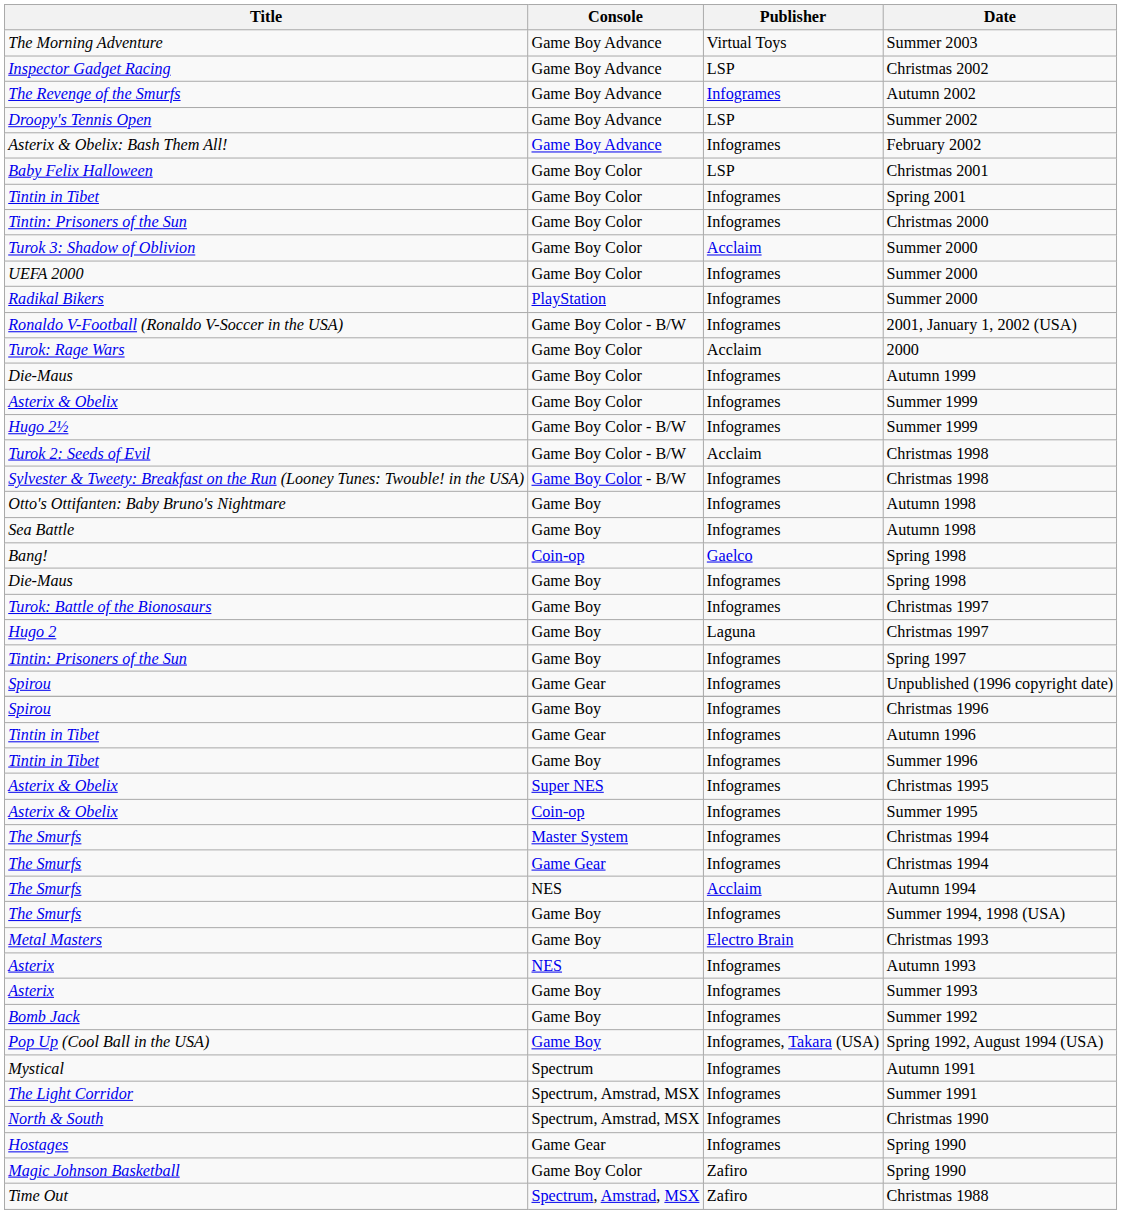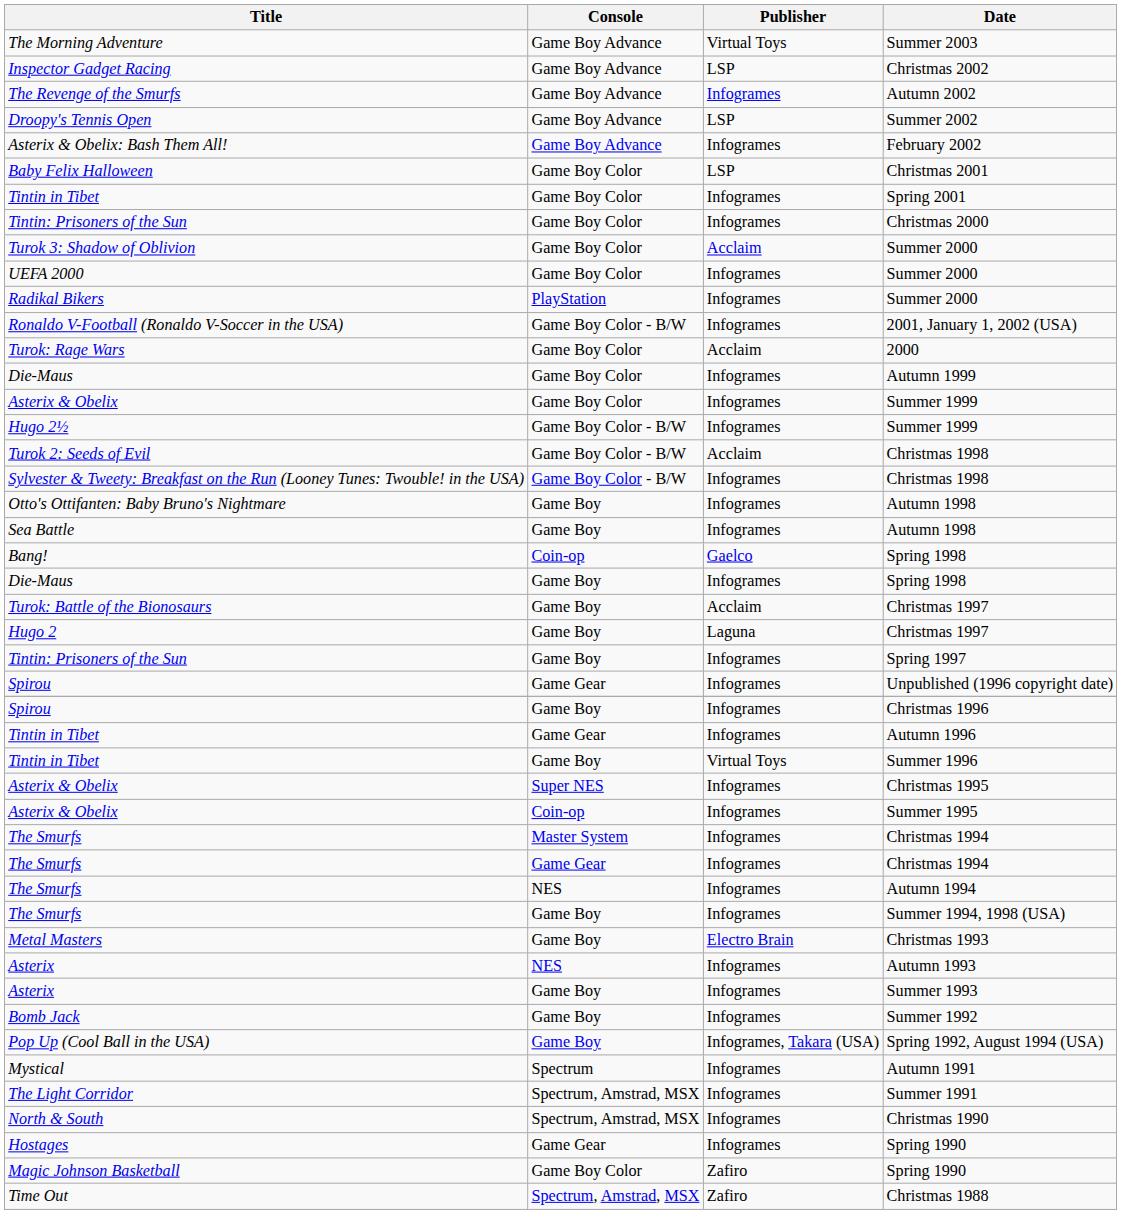(744, 606) Infogrames -> (734, 606) Acclaim
(744, 760) Infogrames -> (747, 760) Virtual Toys
(734, 888) Acclaim -> (744, 888) Infogrames
